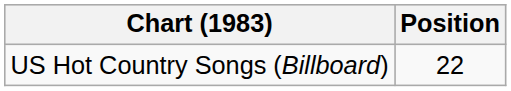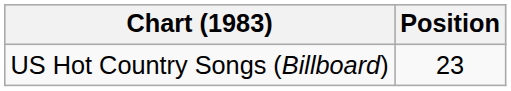(450, 64) 22 -> (450, 64) 23
